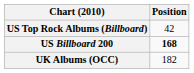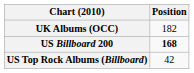rows swapped: (77, 60) <-> (77, 28)
